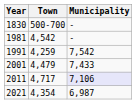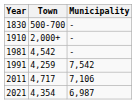+ row: (16, 38)
- row: (16, 65)
(82, 79) lavender background -> (82, 79) no background
